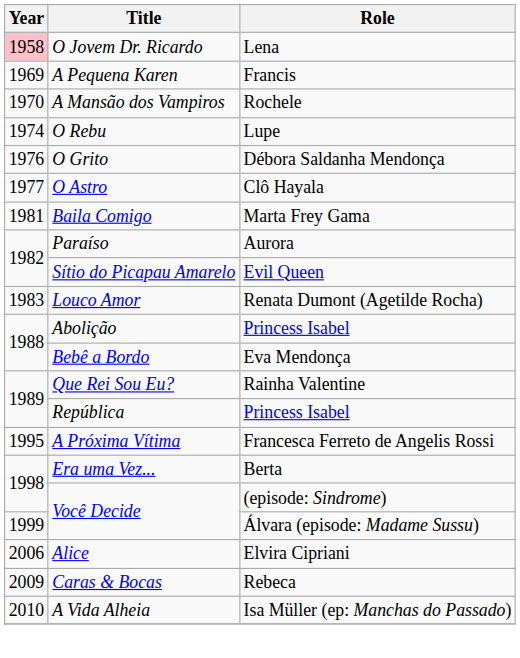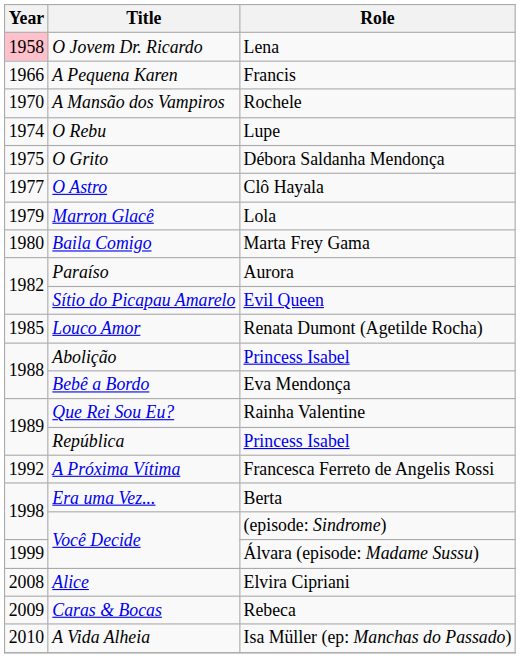(26, 74) 1969 -> (26, 74) 1966
(26, 159) 1976 -> (26, 159) 1975
+ row: (103, 215)
(26, 215) 1981 -> (26, 243) 1980
(26, 300) 1983 -> (26, 328) 1985
(26, 441) 1995 -> (26, 469) 1992
(26, 553) 2006 -> (26, 581) 2008
